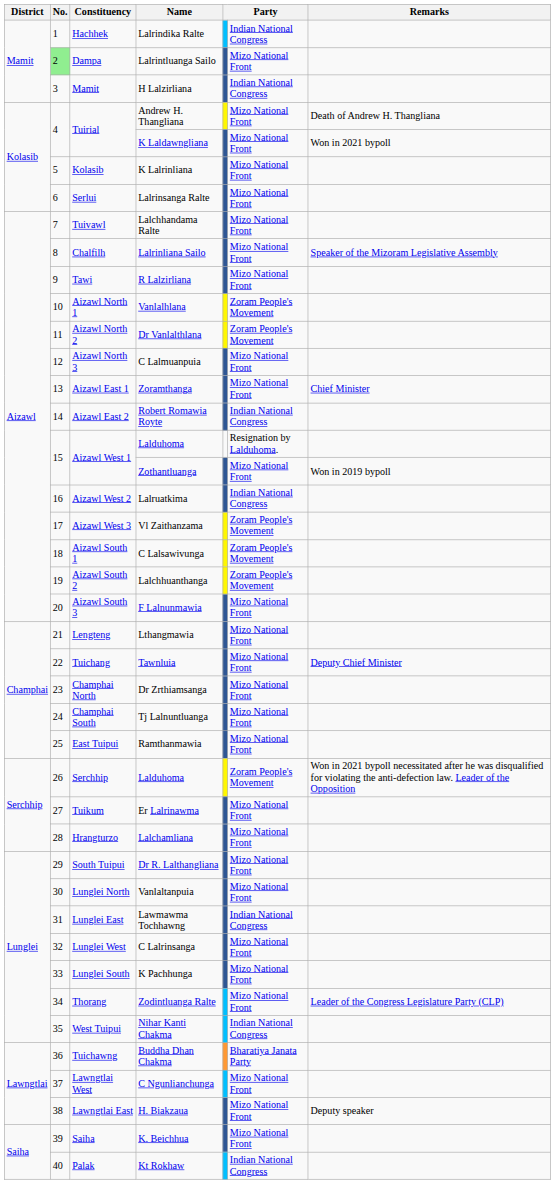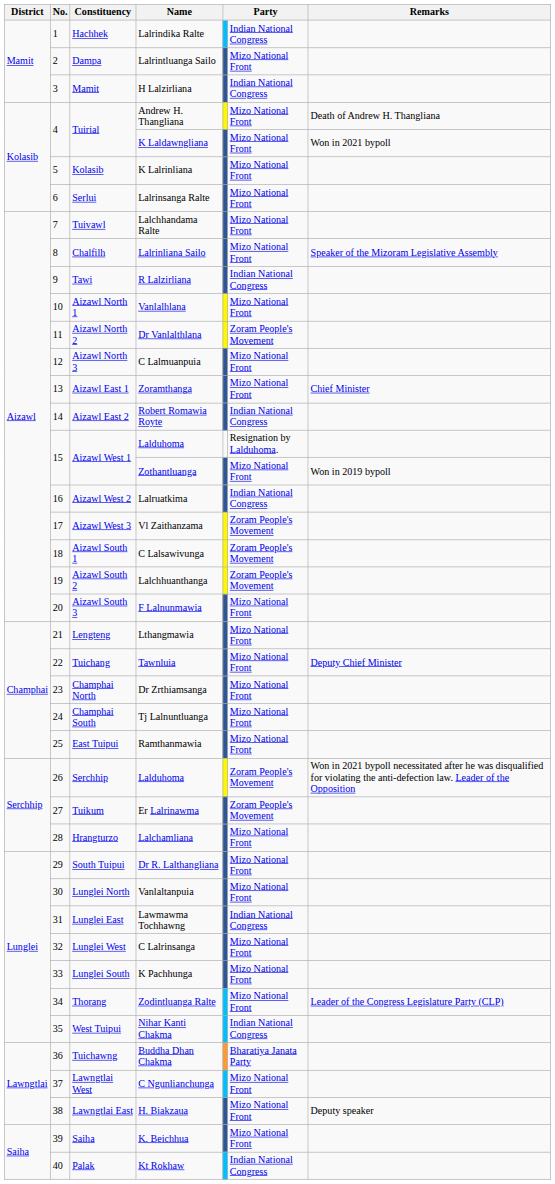(55, 61) lightgreen background -> (55, 61) no background
(259, 280) Mizo National Front -> (261, 280) Indian National Congress
(261, 307) Zoram People's Movement -> (259, 307) Mizo National Front
(259, 810) Mizo National Front -> (261, 810) Zoram People's Movement
